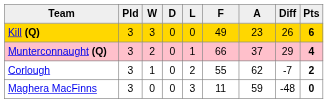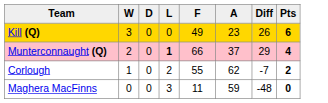- column: (130, 13)
(192, 51) normal -> (169, 51) bold
